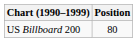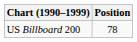(112, 29) 80 -> (112, 29) 78
